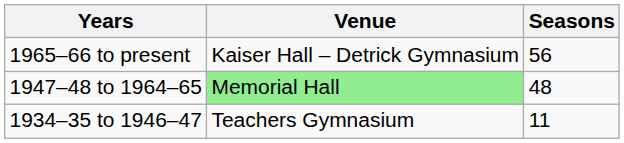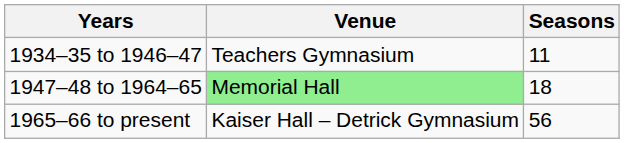rows swapped: (100, 54) <-> (106, 120)
(540, 87) 48 -> (540, 87) 18
